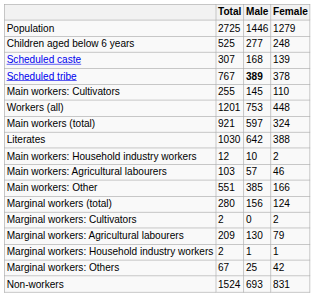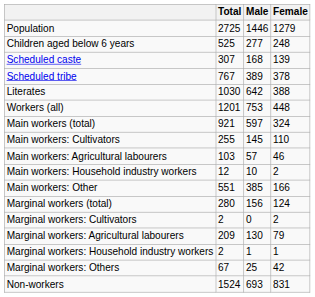(254, 76) bold -> (254, 76) normal
rows swapped: (26, 140) <-> (63, 92)
rows swapped: (87, 172) <-> (102, 156)
